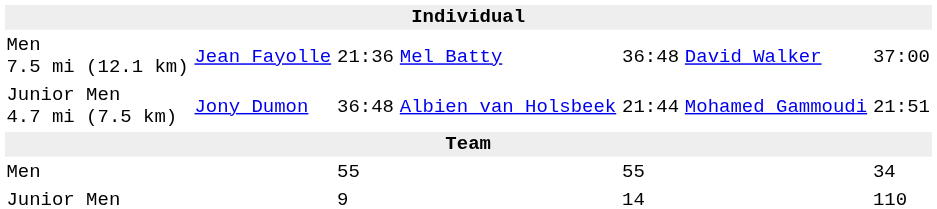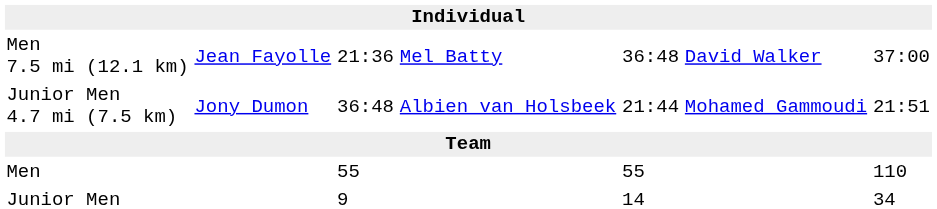(884, 172) 34 -> (890, 172) 110
(890, 200) 110 -> (884, 200) 34
